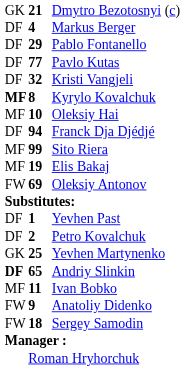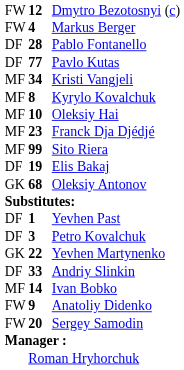(15, 10) GK -> (15, 10) FW
(35, 10) 21 -> (35, 10) 12
(14, 27) DF -> (15, 27) FW
(35, 45) 29 -> (35, 45) 28
(14, 79) DF -> (15, 79) MF
(35, 79) 32 -> (35, 79) 34
(16, 97) bold -> (15, 97) normal
(14, 132) DF -> (15, 132) MF
(35, 132) 94 -> (35, 132) 23
(15, 166) MF -> (14, 166) DF
(15, 184) FW -> (15, 184) GK
(35, 184) 69 -> (35, 184) 68
(32, 236) 2 -> (32, 236) 3
(35, 253) 25 -> (35, 253) 22
(14, 271) bold -> (14, 271) normal
(35, 271) 65 -> (35, 271) 33
(35, 288) 11 -> (35, 288) 14
(35, 323) 18 -> (35, 323) 20
